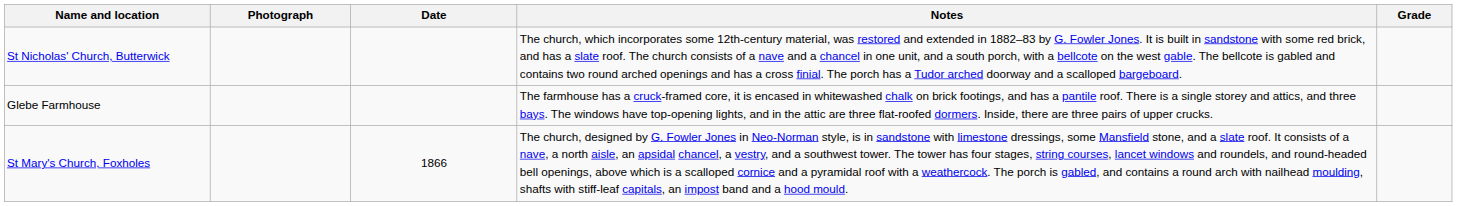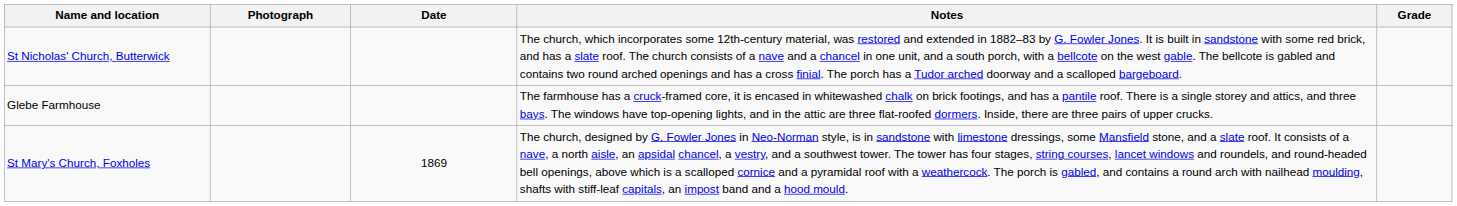(434, 163) 1866 -> (434, 163) 1869
